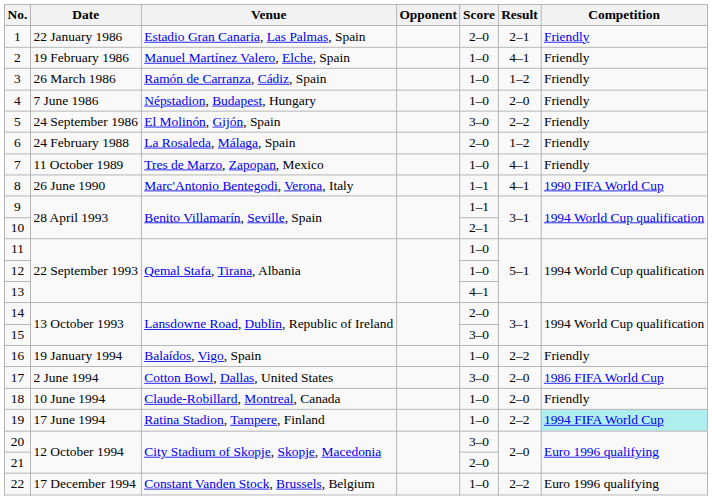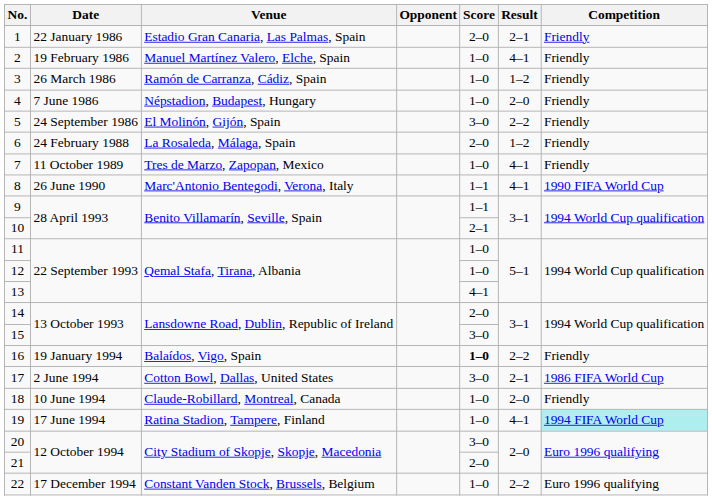(479, 356) normal -> (479, 356) bold
(519, 377) 2–0 -> (519, 377) 2–1
(519, 420) 2–2 -> (519, 420) 4–1
